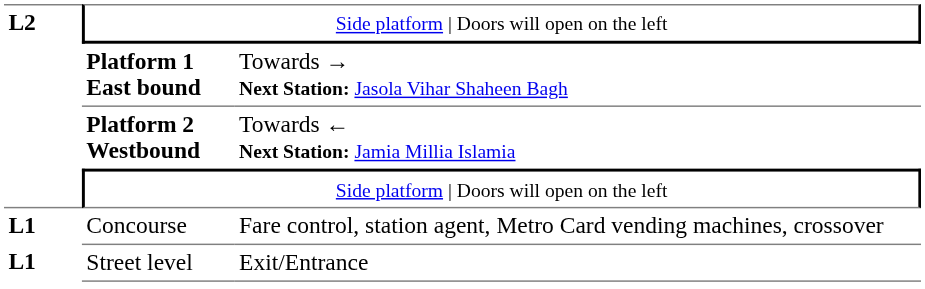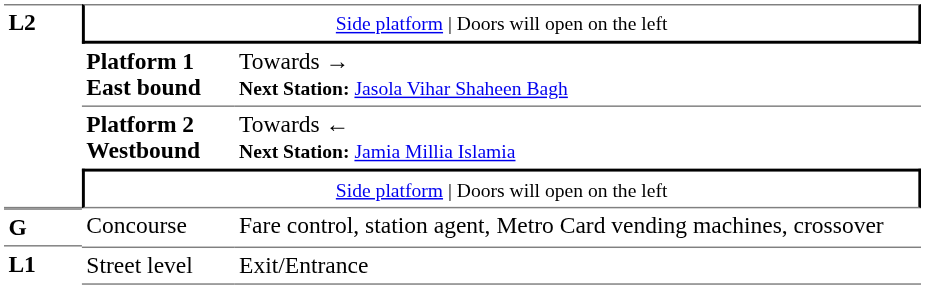(22, 225) L1 -> (18, 227) G
